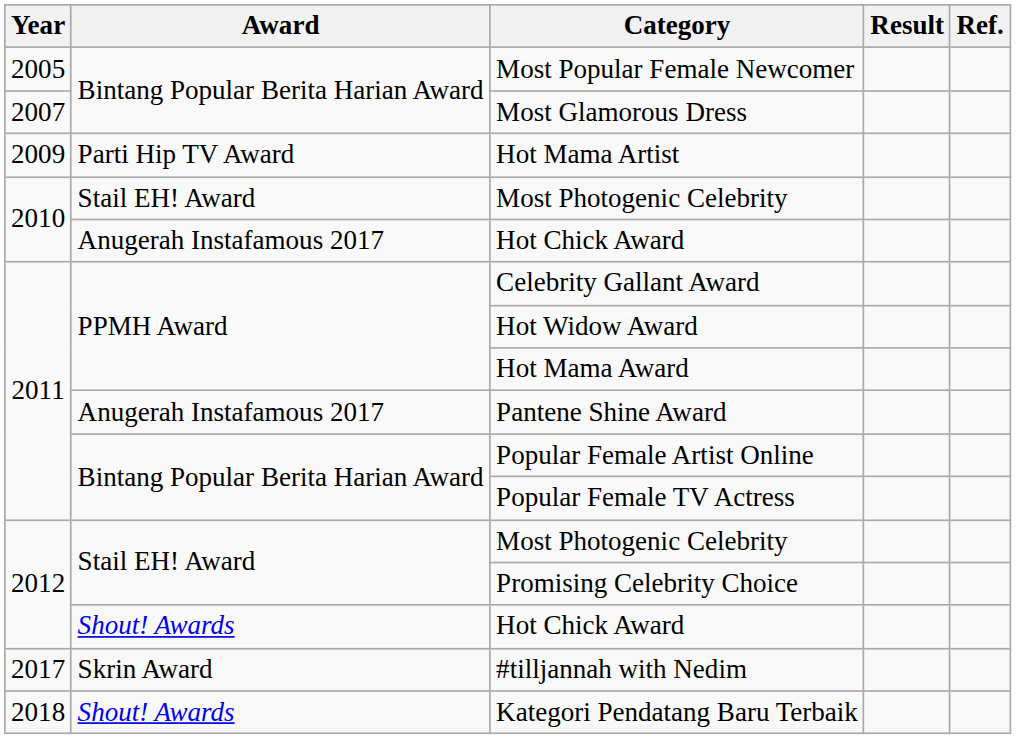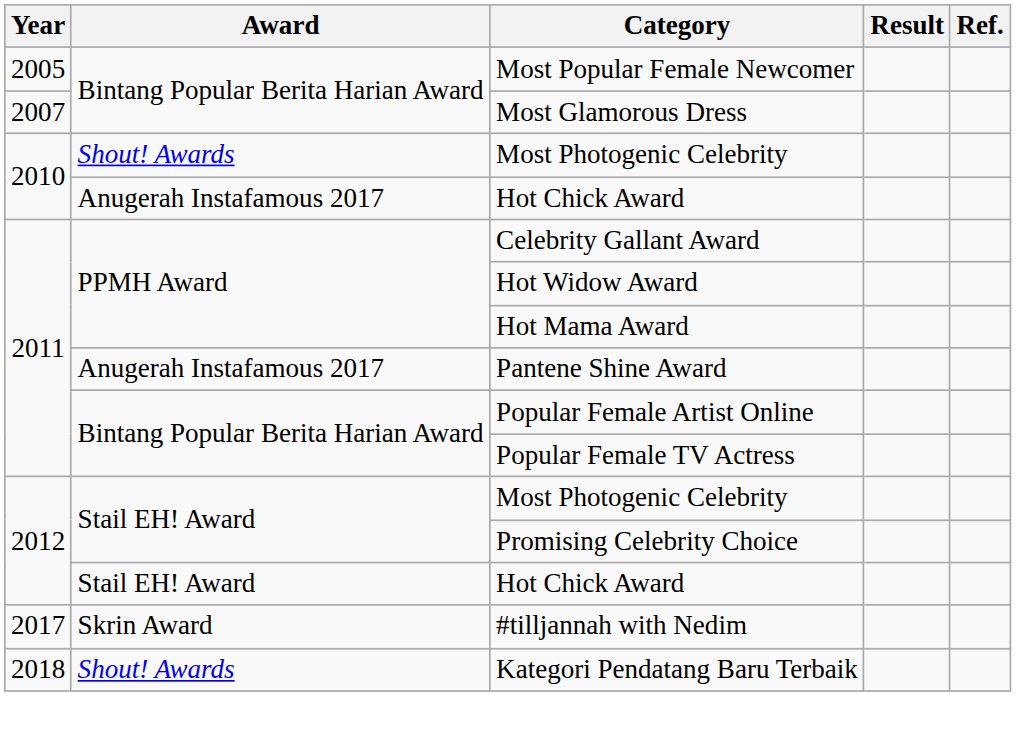- row: (38, 154)
(167, 197) Stail EH! Award -> (156, 154) Shout! Awards
(156, 626) Shout! Awards -> (167, 583) Stail EH! Award
